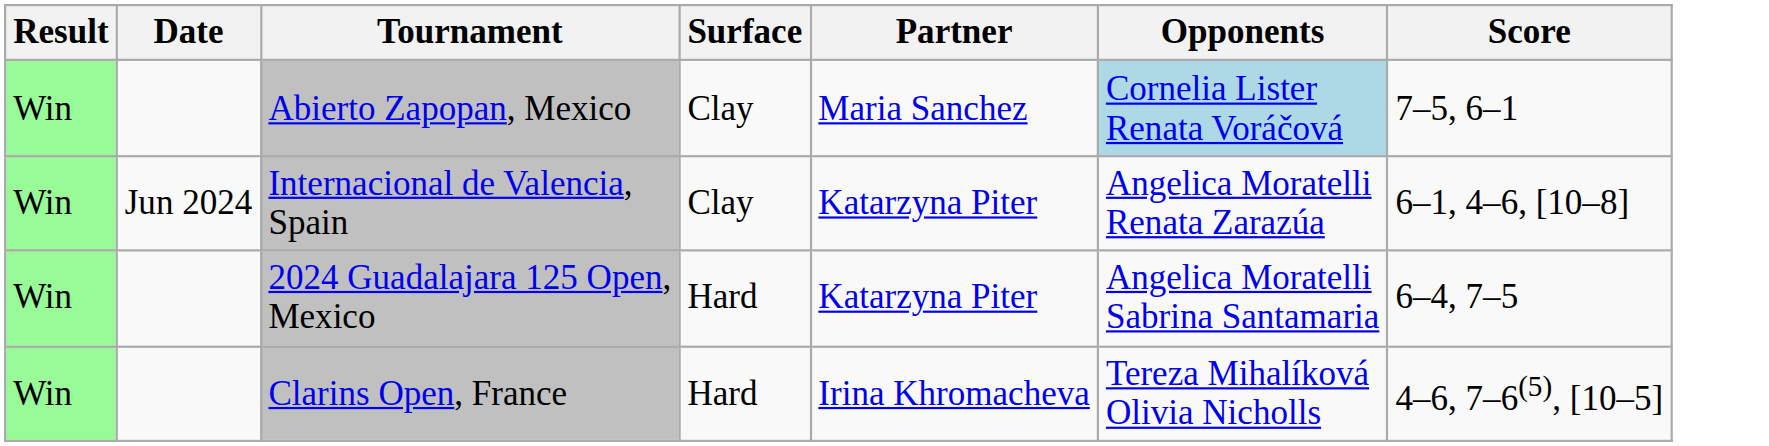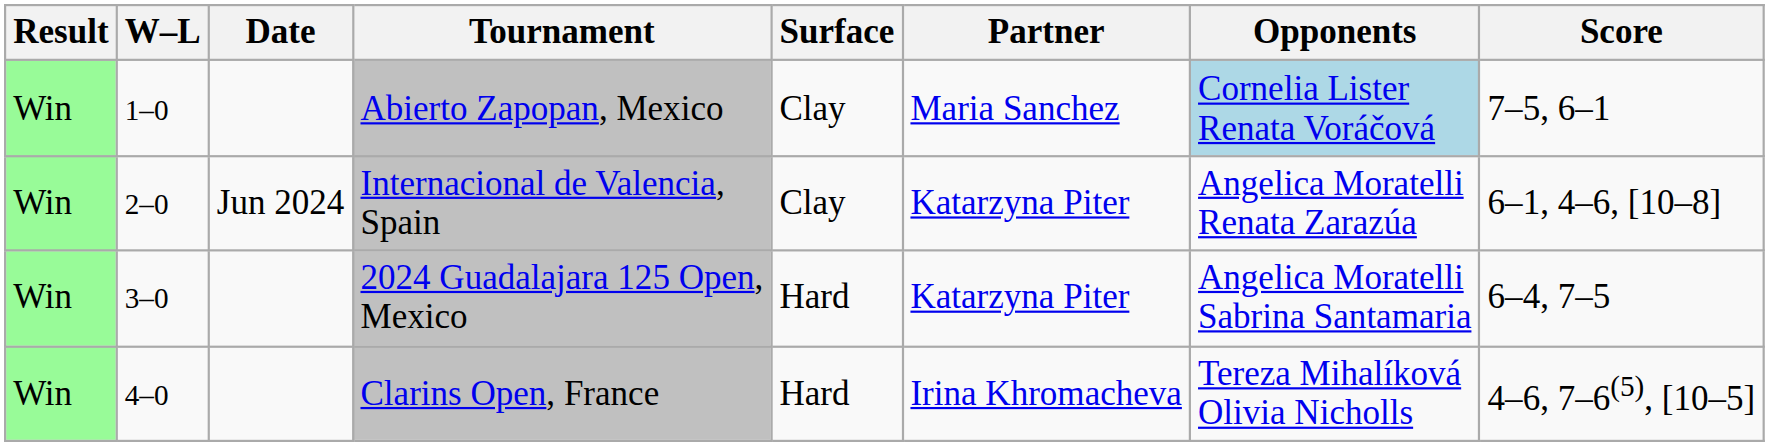+ column: (163, 32)
